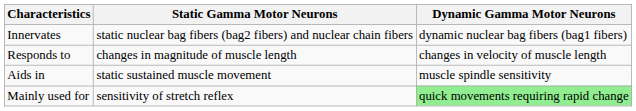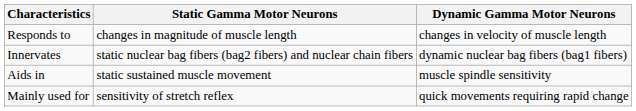rows swapped: (34, 34) <-> (39, 55)
(524, 95) lightgreen background -> (524, 95) no background
